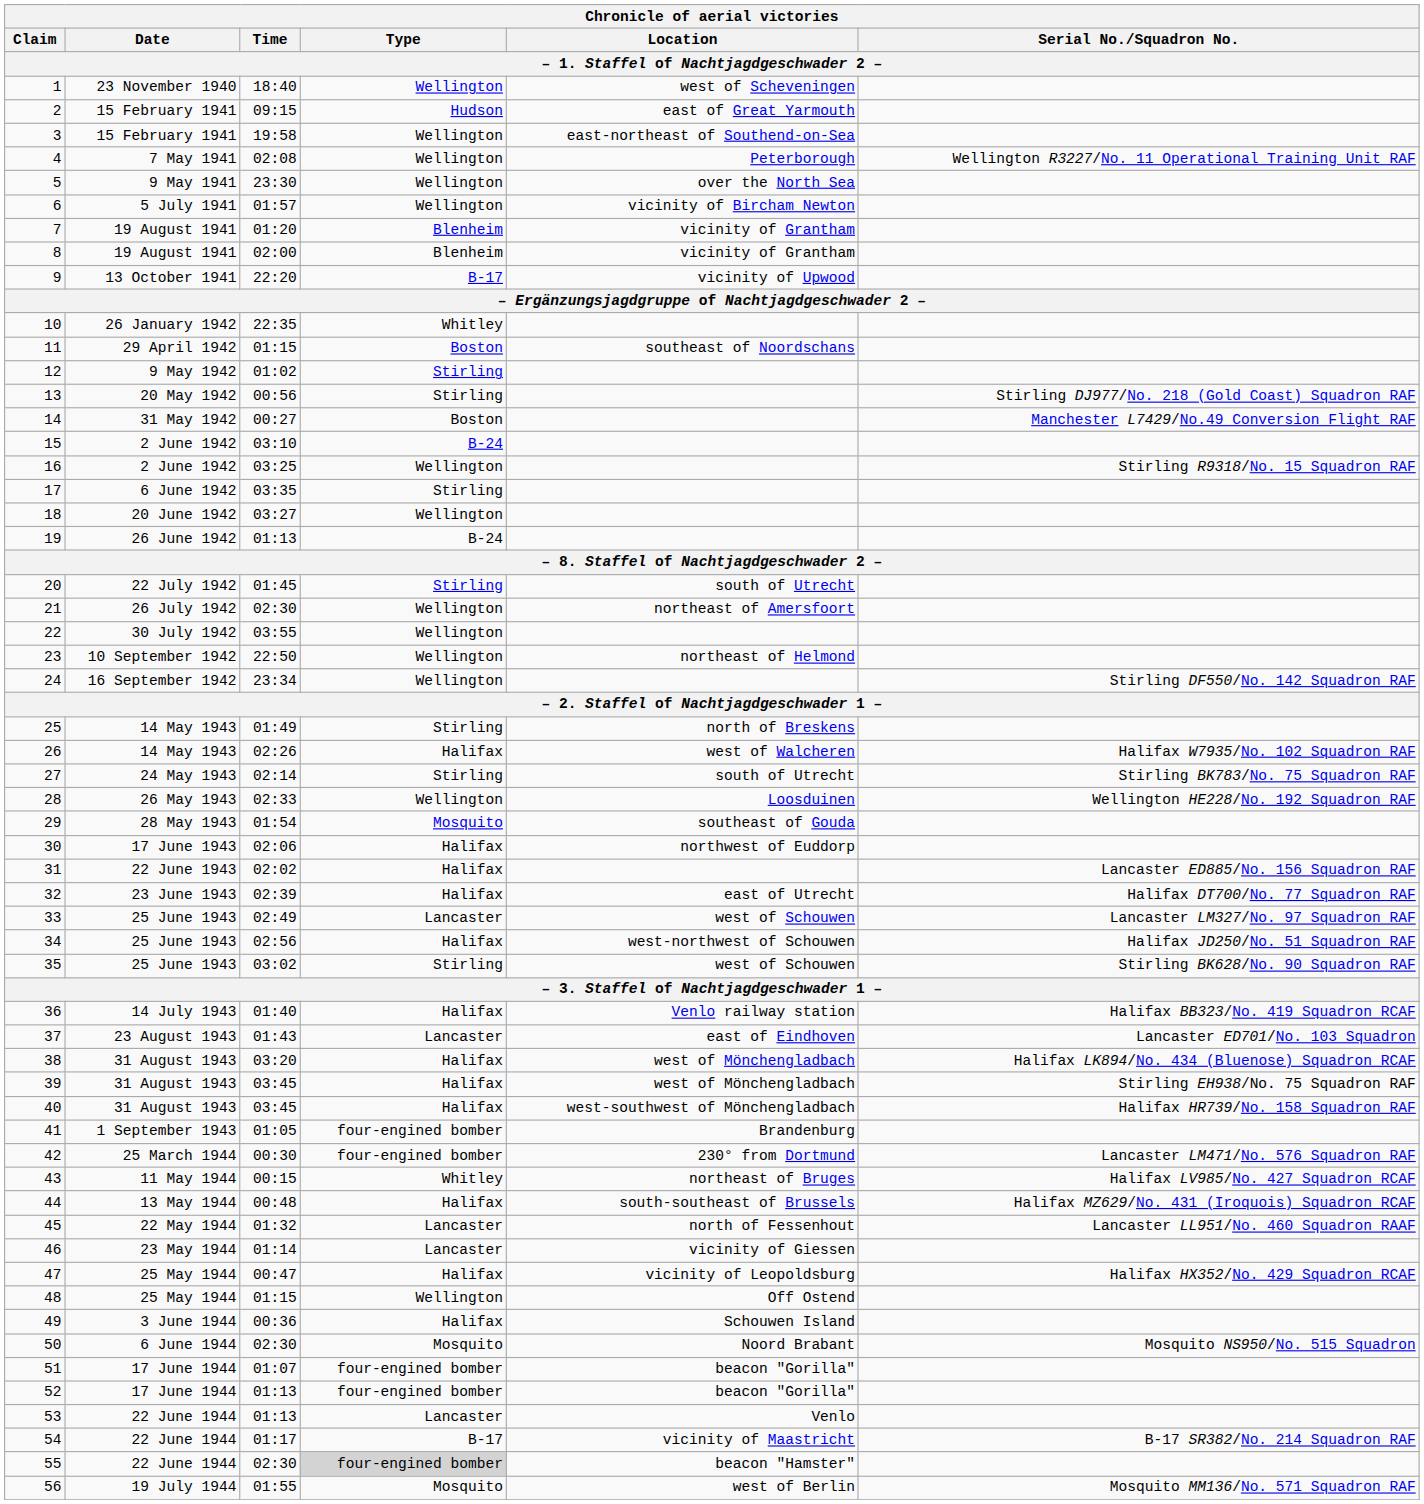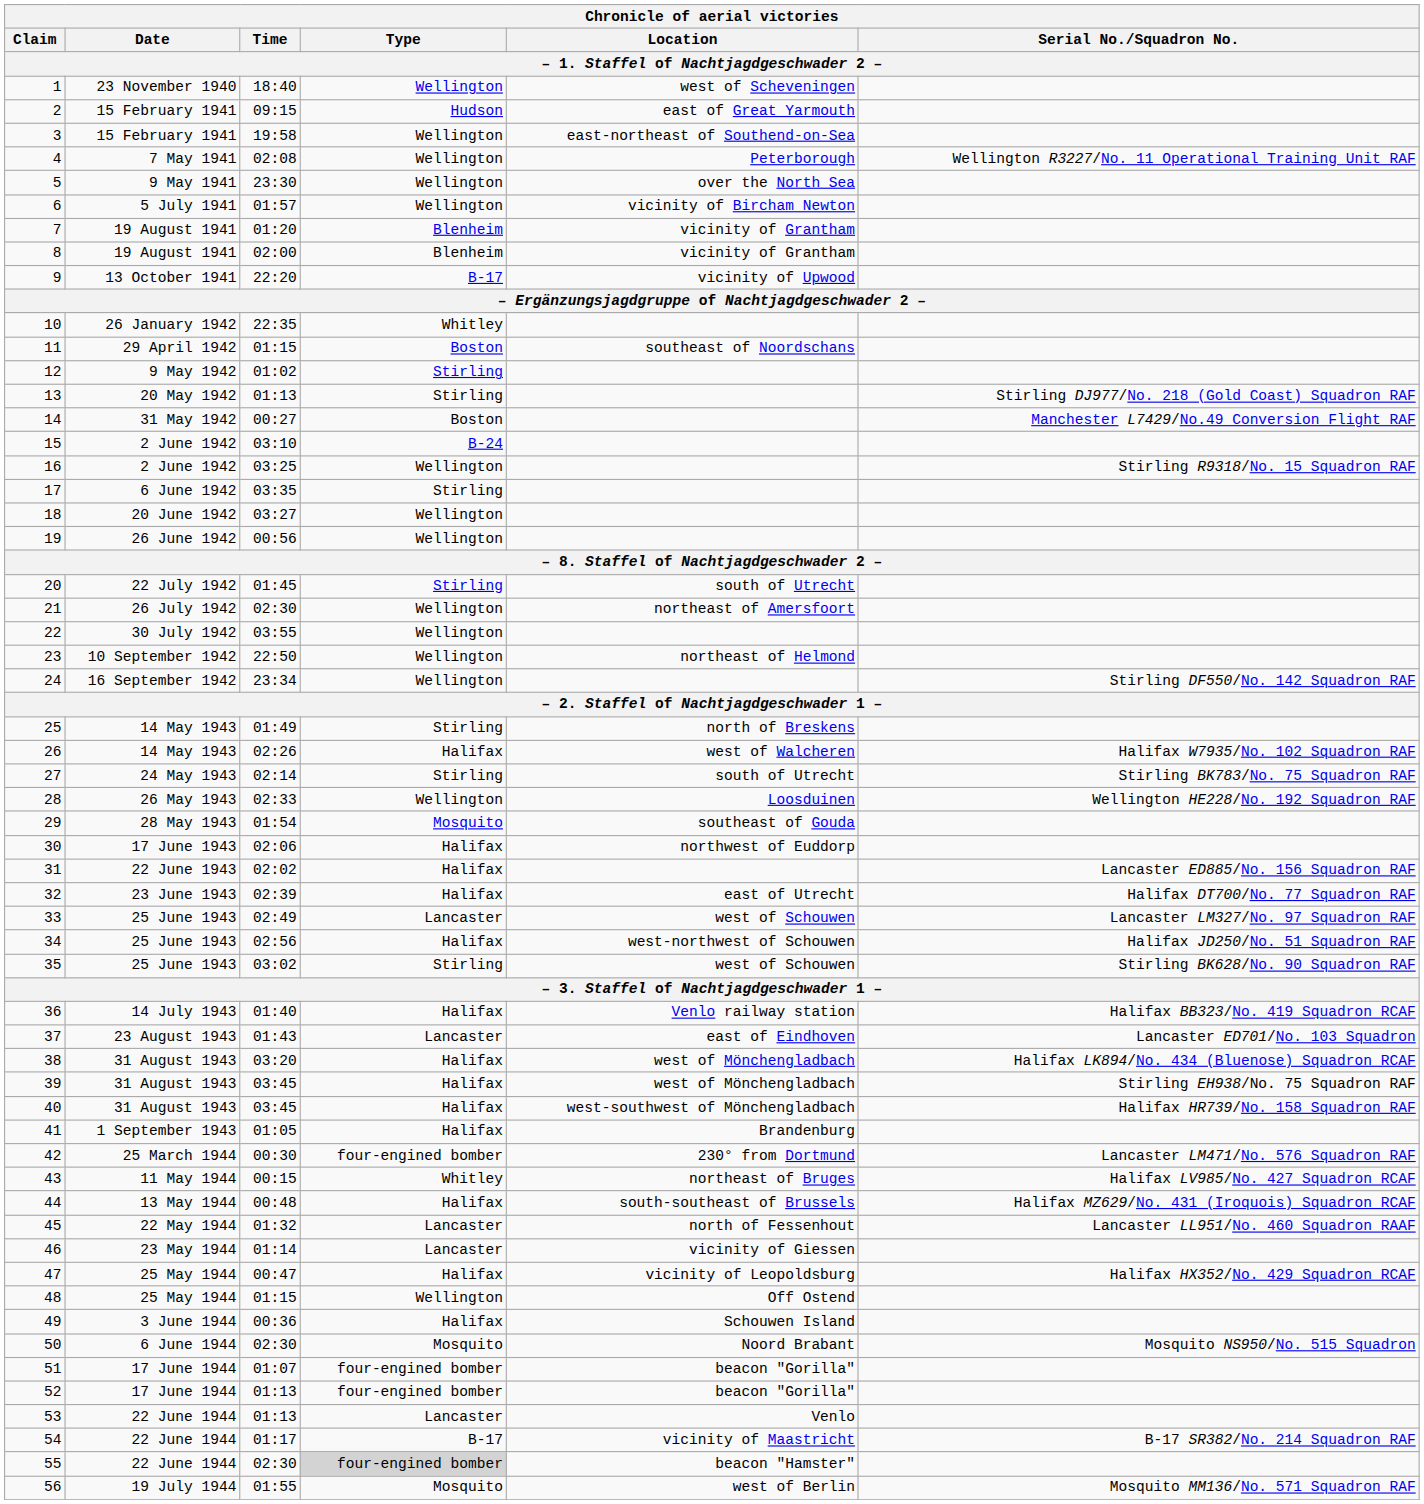(275, 396) 00:56 -> (275, 396) 01:13
(275, 538) 01:13 -> (275, 538) 00:56
(485, 538) B-24 -> (459, 538) Wellington
(420, 1132) four-engined bomber -> (472, 1132) Halifax
